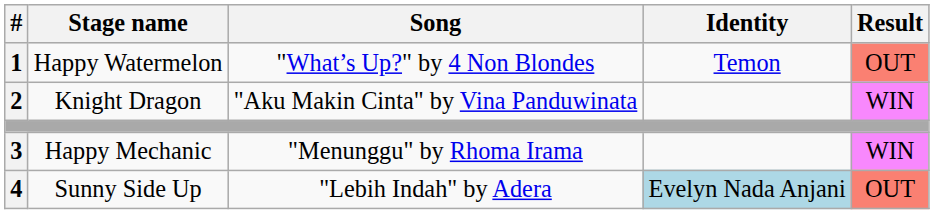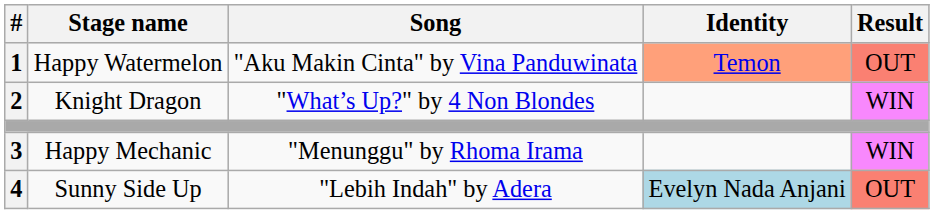(435, 62) "What’s Up?" by 4 Non Blondes -> (435, 62) "Aku Makin Cinta" by Vina Panduwinata
(747, 62) no background -> (747, 62) lightsalmon background
(435, 100) "Aku Makin Cinta" by Vina Panduwinata -> (435, 100) "What’s Up?" by 4 Non Blondes
